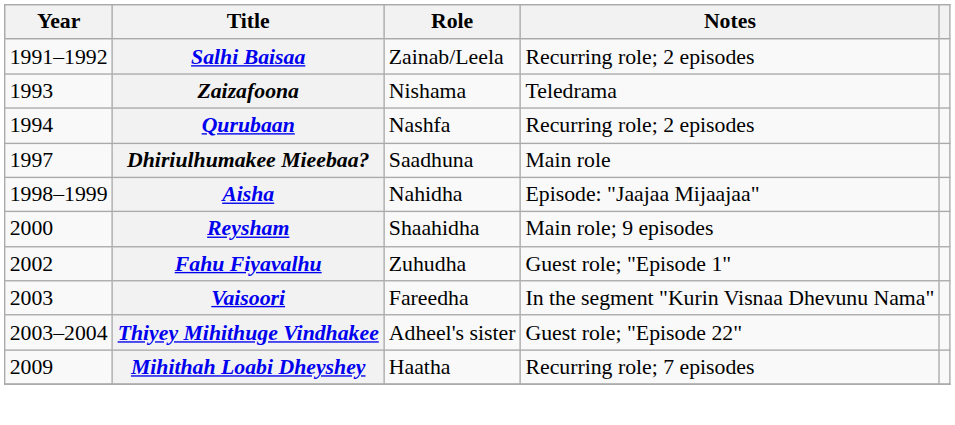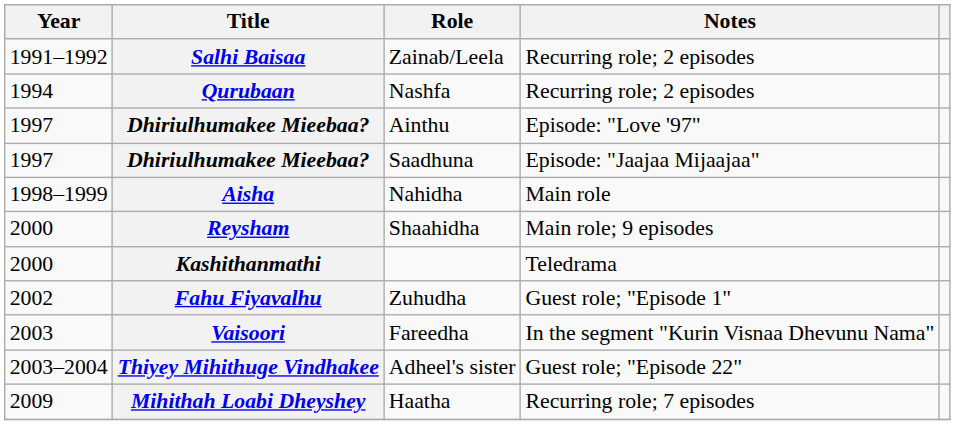- row: (248, 90)
+ row: (248, 125)
(568, 159) Main role -> (642, 159) Episode: "Jaajaa Mijaajaa"
(642, 194) Episode: "Jaajaa Mijaajaa" -> (568, 194) Main role
+ row: (248, 263)
